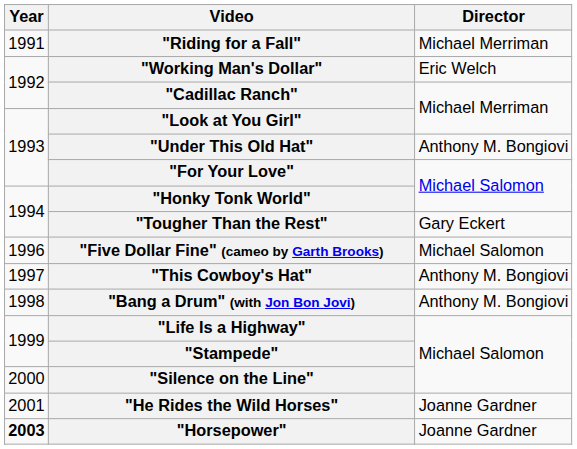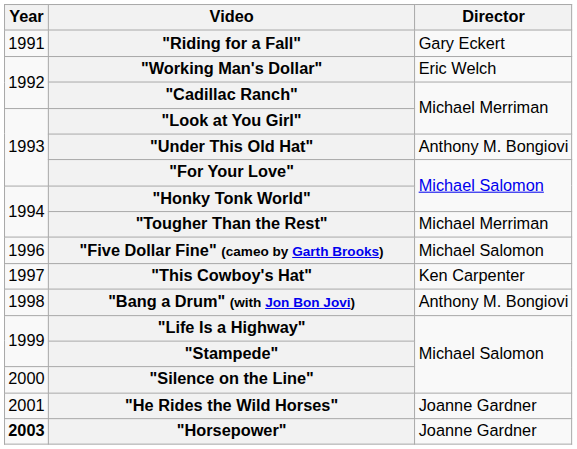(484, 43) Michael Merriman -> (462, 43) Gary Eckert
(462, 224) Gary Eckert -> (484, 224) Michael Merriman
(494, 276) Anthony M. Bongiovi -> (472, 276) Ken Carpenter
